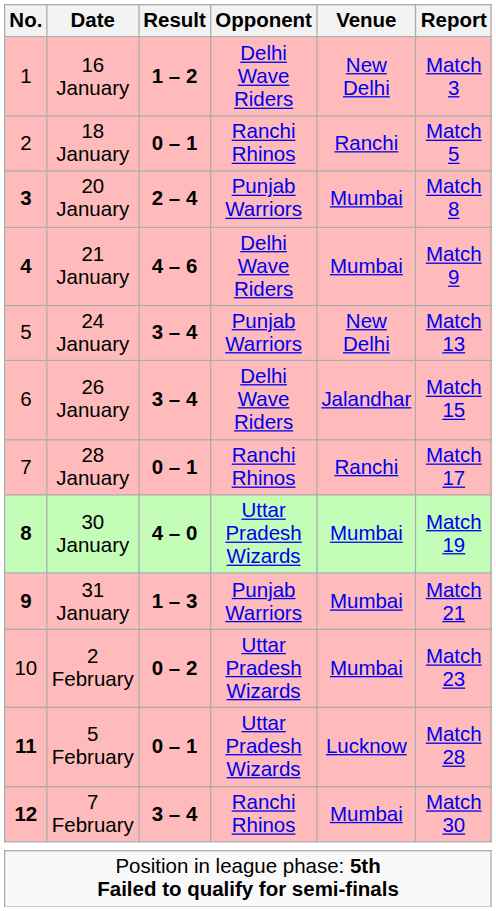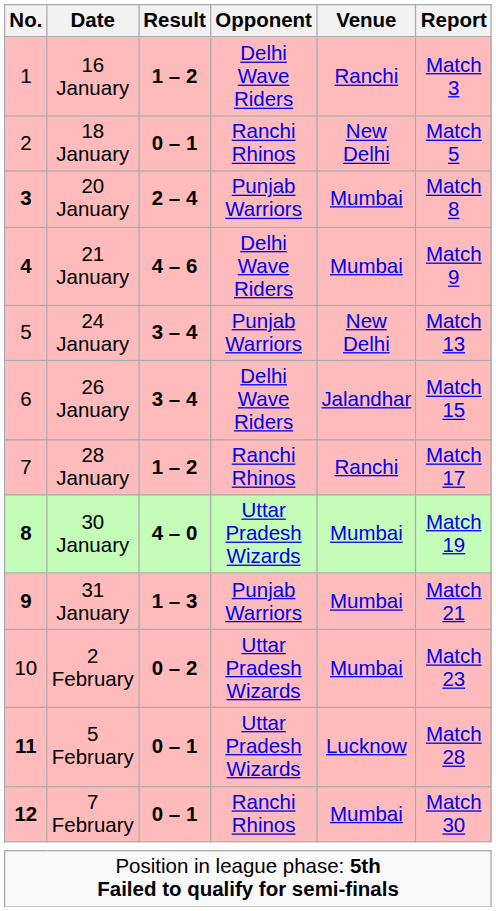(366, 76) New Delhi -> (366, 76) Ranchi
(366, 143) Ranchi -> (366, 143) New Delhi
(174, 466) 0 – 1 -> (174, 466) 1 – 2
(174, 813) 3 – 4 -> (174, 813) 0 – 1
